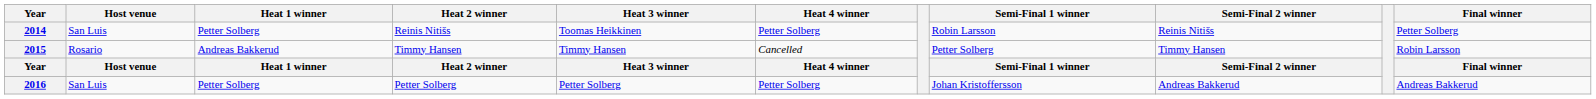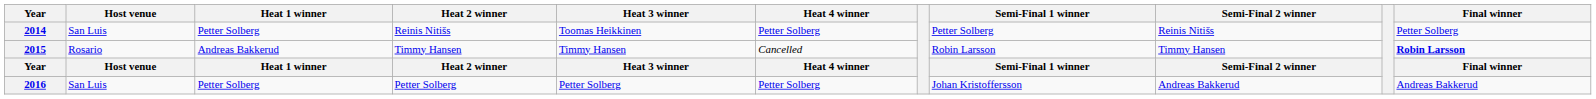(964, 31) Robin Larsson -> (963, 31) Petter Solberg
(963, 48) Petter Solberg -> (964, 48) Robin Larsson
(1428, 48) normal -> (1431, 48) bold
